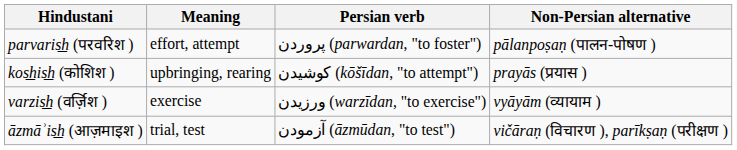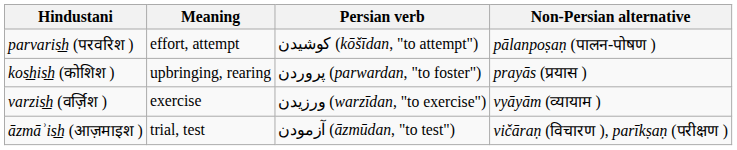(380, 44) پروردن (parwardan, "to foster") -> (378, 44) کوشیدن (kōšīdan, "to attempt")
(378, 73) کوشیدن (kōšīdan, "to attempt") -> (380, 73) پروردن (parwardan, "to foster")
